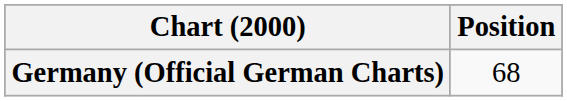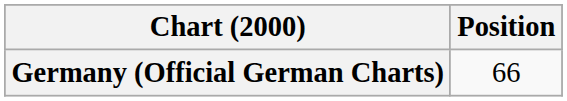(506, 72) 68 -> (506, 72) 66
